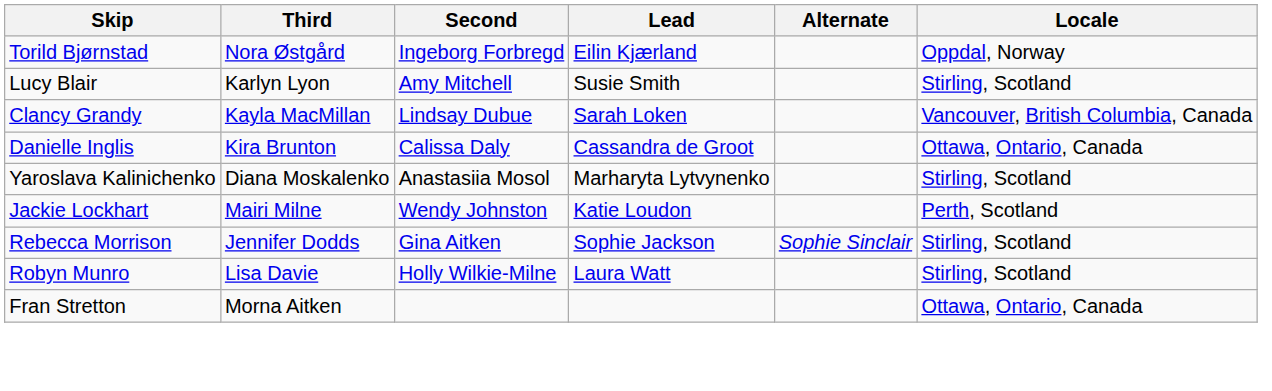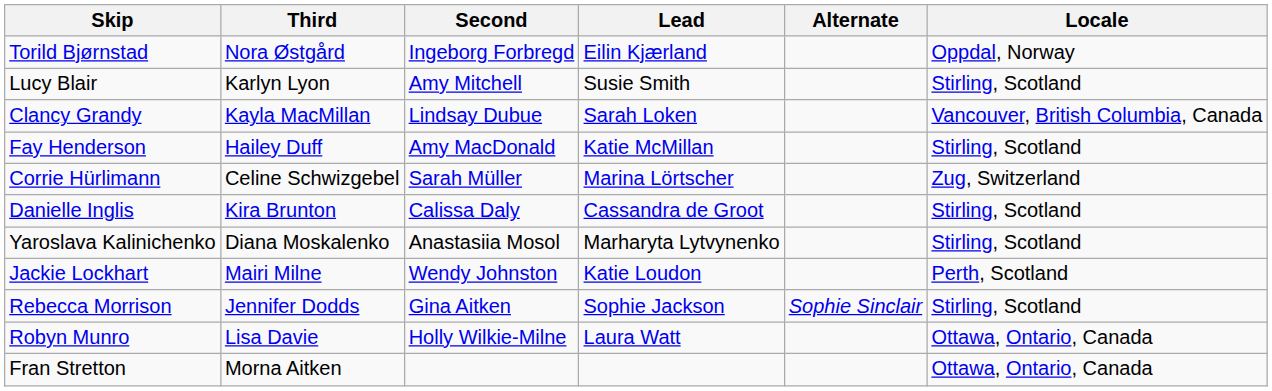+ row: (78, 147)
+ row: (85, 178)
(1032, 147) Ottawa, Ontario, Canada -> (1006, 210) Stirling, Scotland
(996, 274) Stirling, Scotland -> (1042, 337) Ottawa, Ontario, Canada
